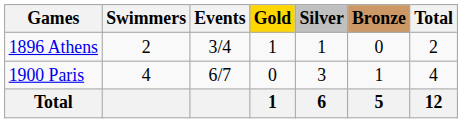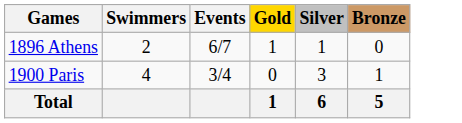- column: (434, 18)
(220, 46) 3/4 -> (220, 46) 6/7
(220, 74) 6/7 -> (220, 74) 3/4
